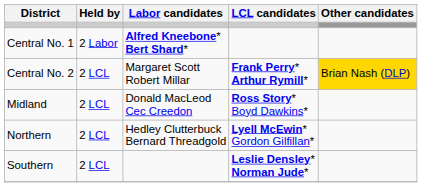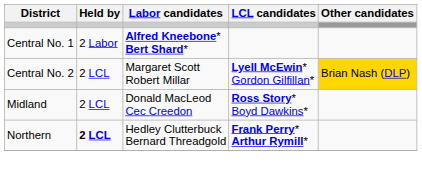(270, 73) Frank Perry* Arthur Rymill* -> (273, 73) Lyell McEwin* Gordon Gilfillan*
(94, 135) normal -> (95, 135) bold
(273, 135) Lyell McEwin* Gordon Gilfillan* -> (270, 135) Frank Perry* Arthur Rymill*
- row: (30, 166)
